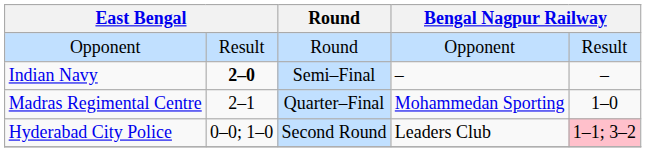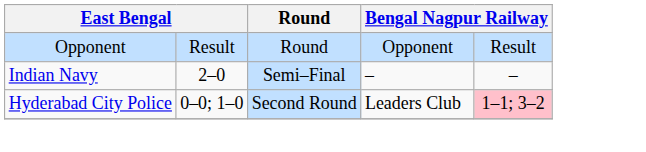(242, 75) bold -> (212, 75) normal
- row: (105, 103)
